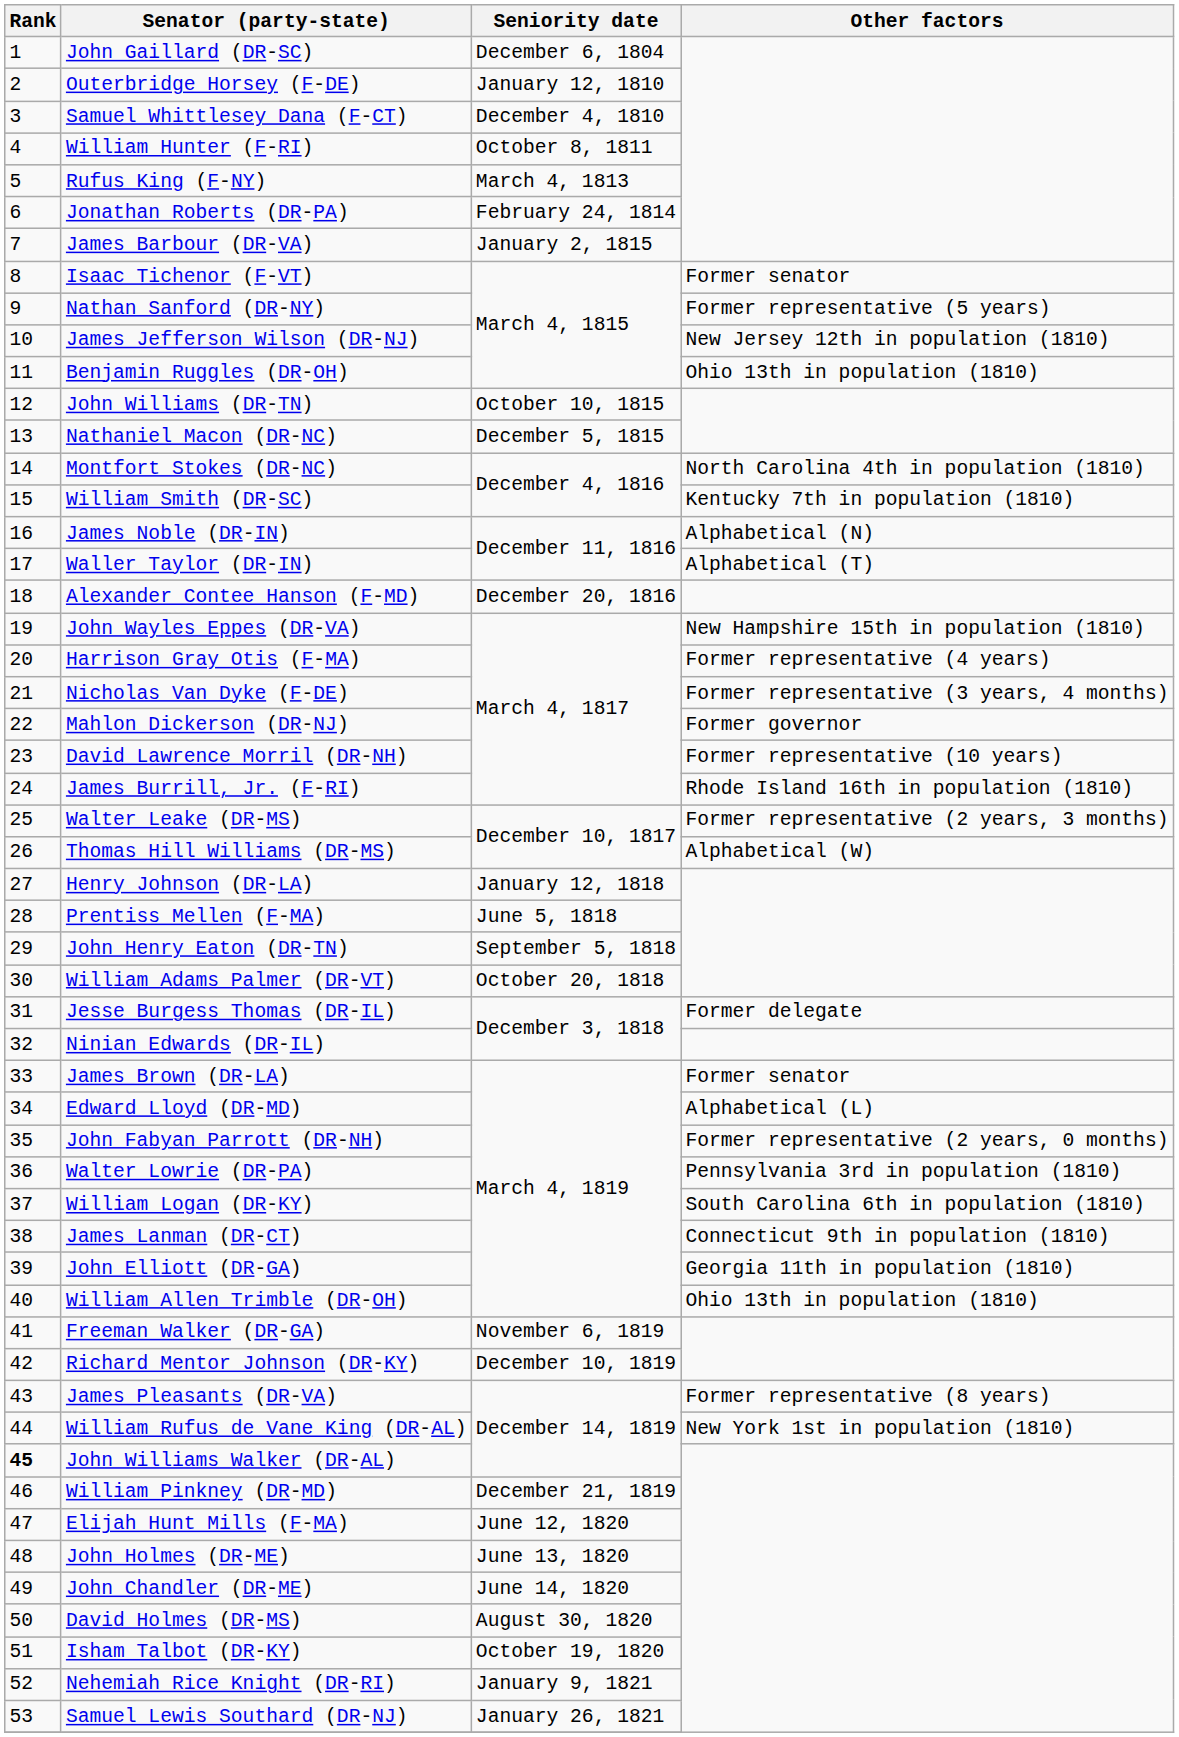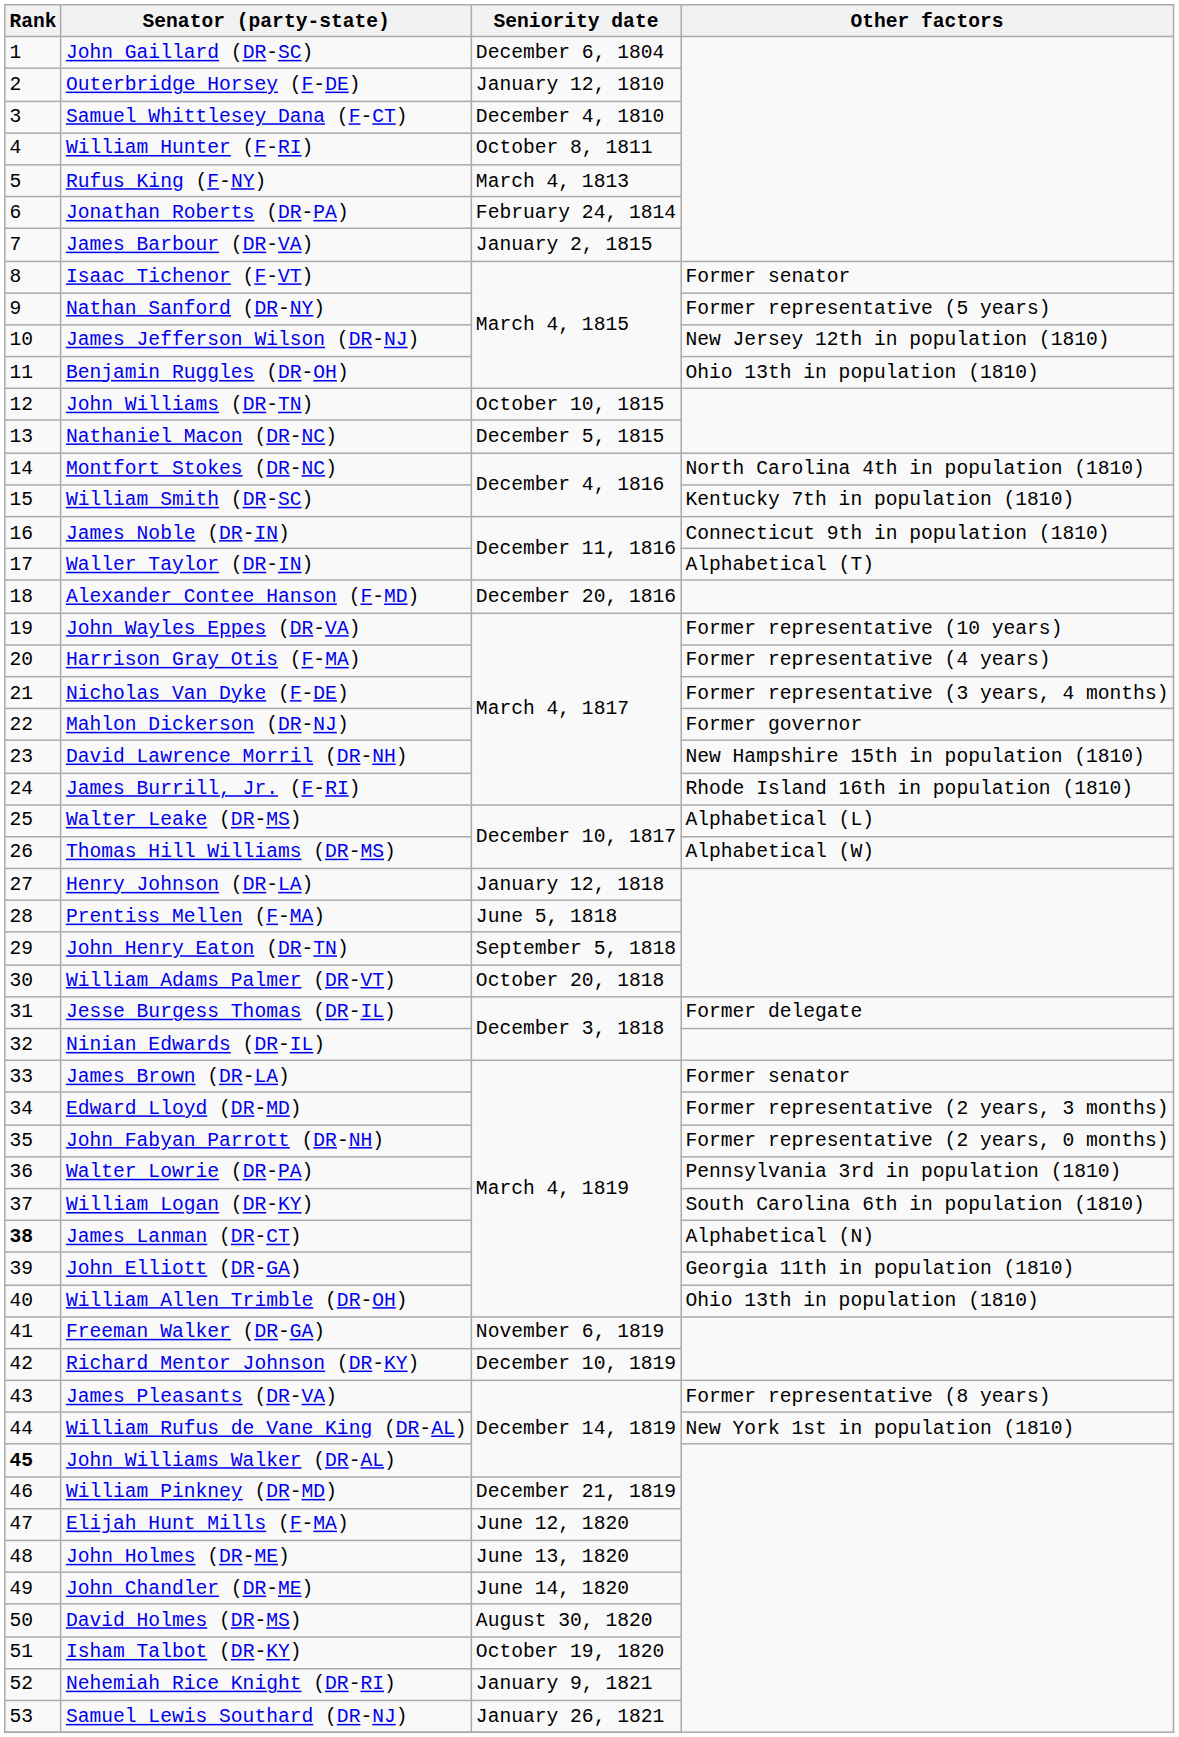(780, 533) Alphabetical (N) -> (898, 533) Connecticut 9th in population (1810)
(915, 629) New Hampshire 15th in population (1810) -> (874, 629) Former representative (10 years)
(874, 757) Former representative (10 years) -> (915, 757) New Hampshire 15th in population (1810)
(927, 821) Former representative (2 years, 3 months) -> (780, 821) Alphabetical (L)
(780, 1109) Alphabetical (L) -> (927, 1109) Former representative (2 years, 3 months)
(21, 1236) normal -> (21, 1236) bold
(898, 1236) Connecticut 9th in population (1810) -> (780, 1236) Alphabetical (N)
